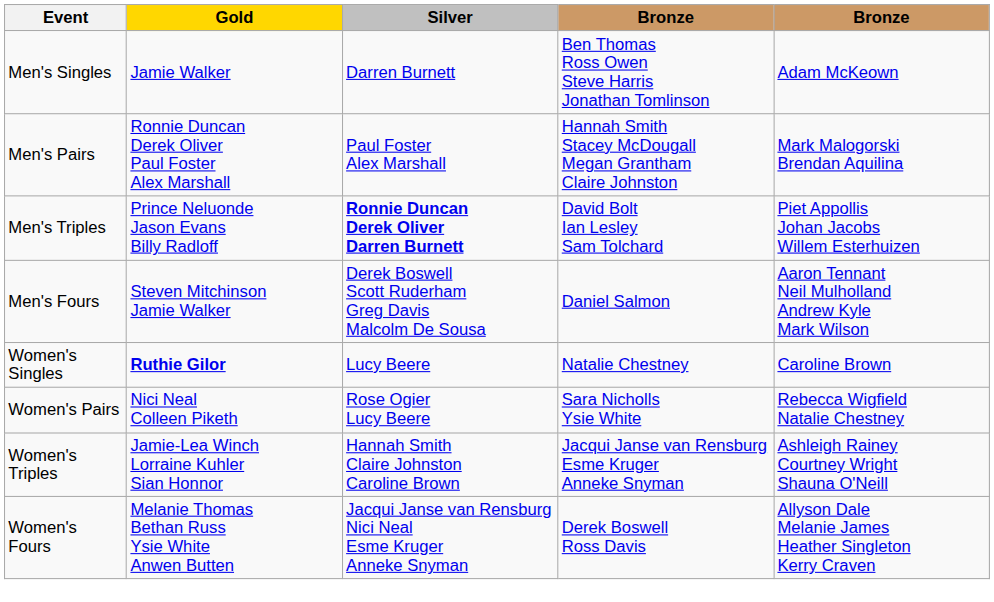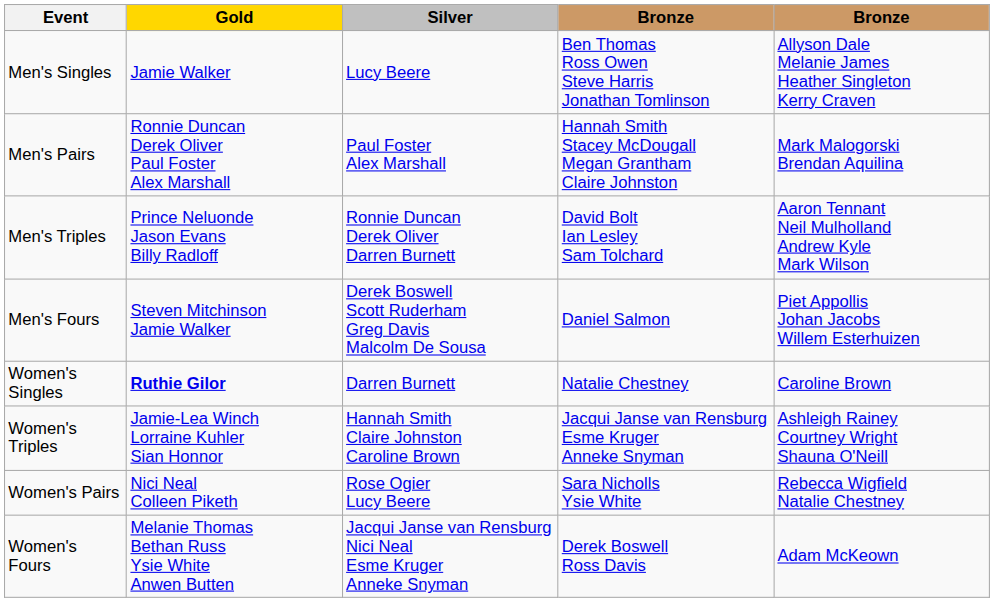(401, 72) Darren Burnett -> (388, 72) Lucy Beere
(838, 72) Adam McKeown -> (844, 72) Allyson Dale Melanie James Heather Singleton Kerry Craven
(407, 227) bold -> (403, 237) normal
(849, 227) Piet Appollis Johan Jacobs Willem Esterhuizen -> (834, 237) Aaron Tennant Neil Mulholland Andrew Kyle Mark Wilson
(834, 301) Aaron Tennant Neil Mulholland Andrew Kyle Mark Wilson -> (849, 319) Piet Appollis Johan Jacobs Willem Esterhuizen
(388, 364) Lucy Beere -> (401, 383) Darren Burnett
rows swapped: (64, 410) <-> (43, 464)
(844, 537) Allyson Dale Melanie James Heather Singleton Kerry Craven -> (838, 556) Adam McKeown
